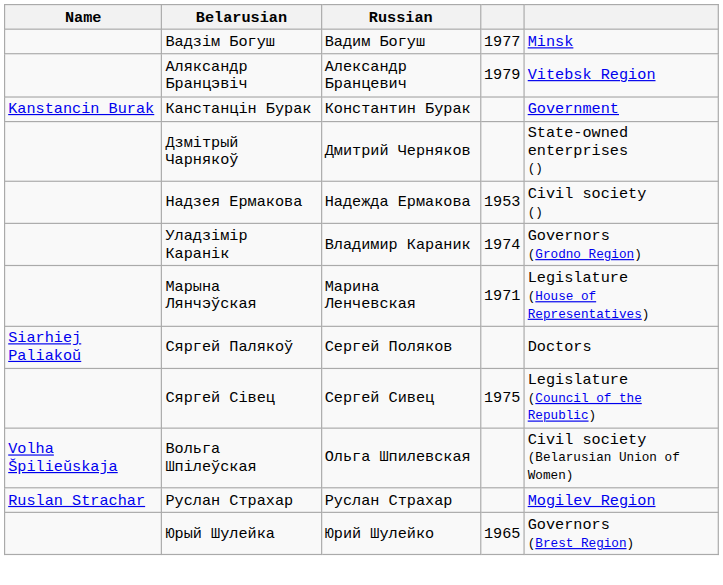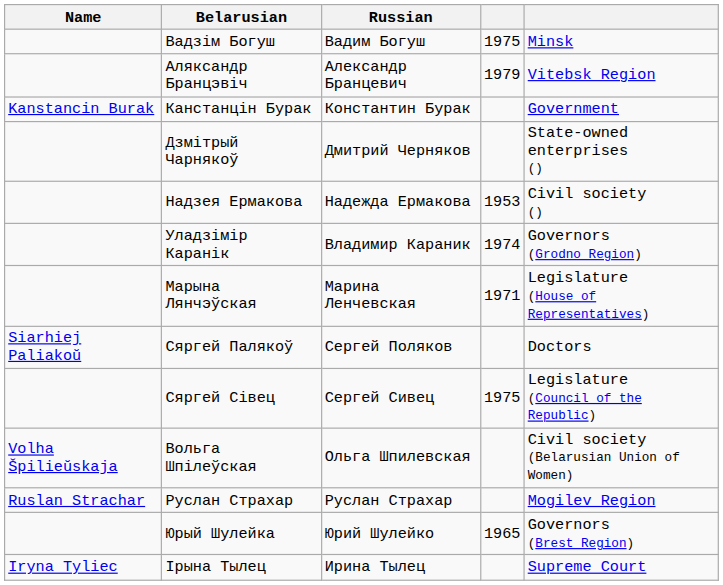(502, 42) 1977 -> (502, 42) 1975
+ row: (216, 567)
